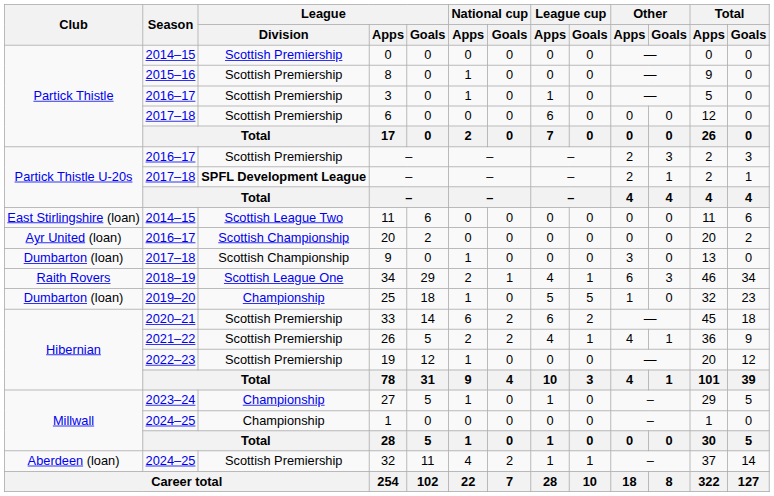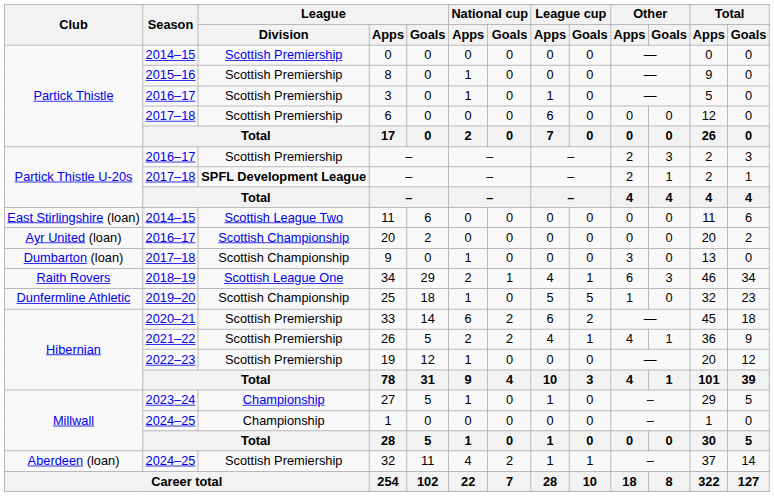(74, 298) Dumbarton (loan) -> (74, 298) Dunfermline Athletic
(284, 298) Championship -> (284, 298) Scottish Championship
